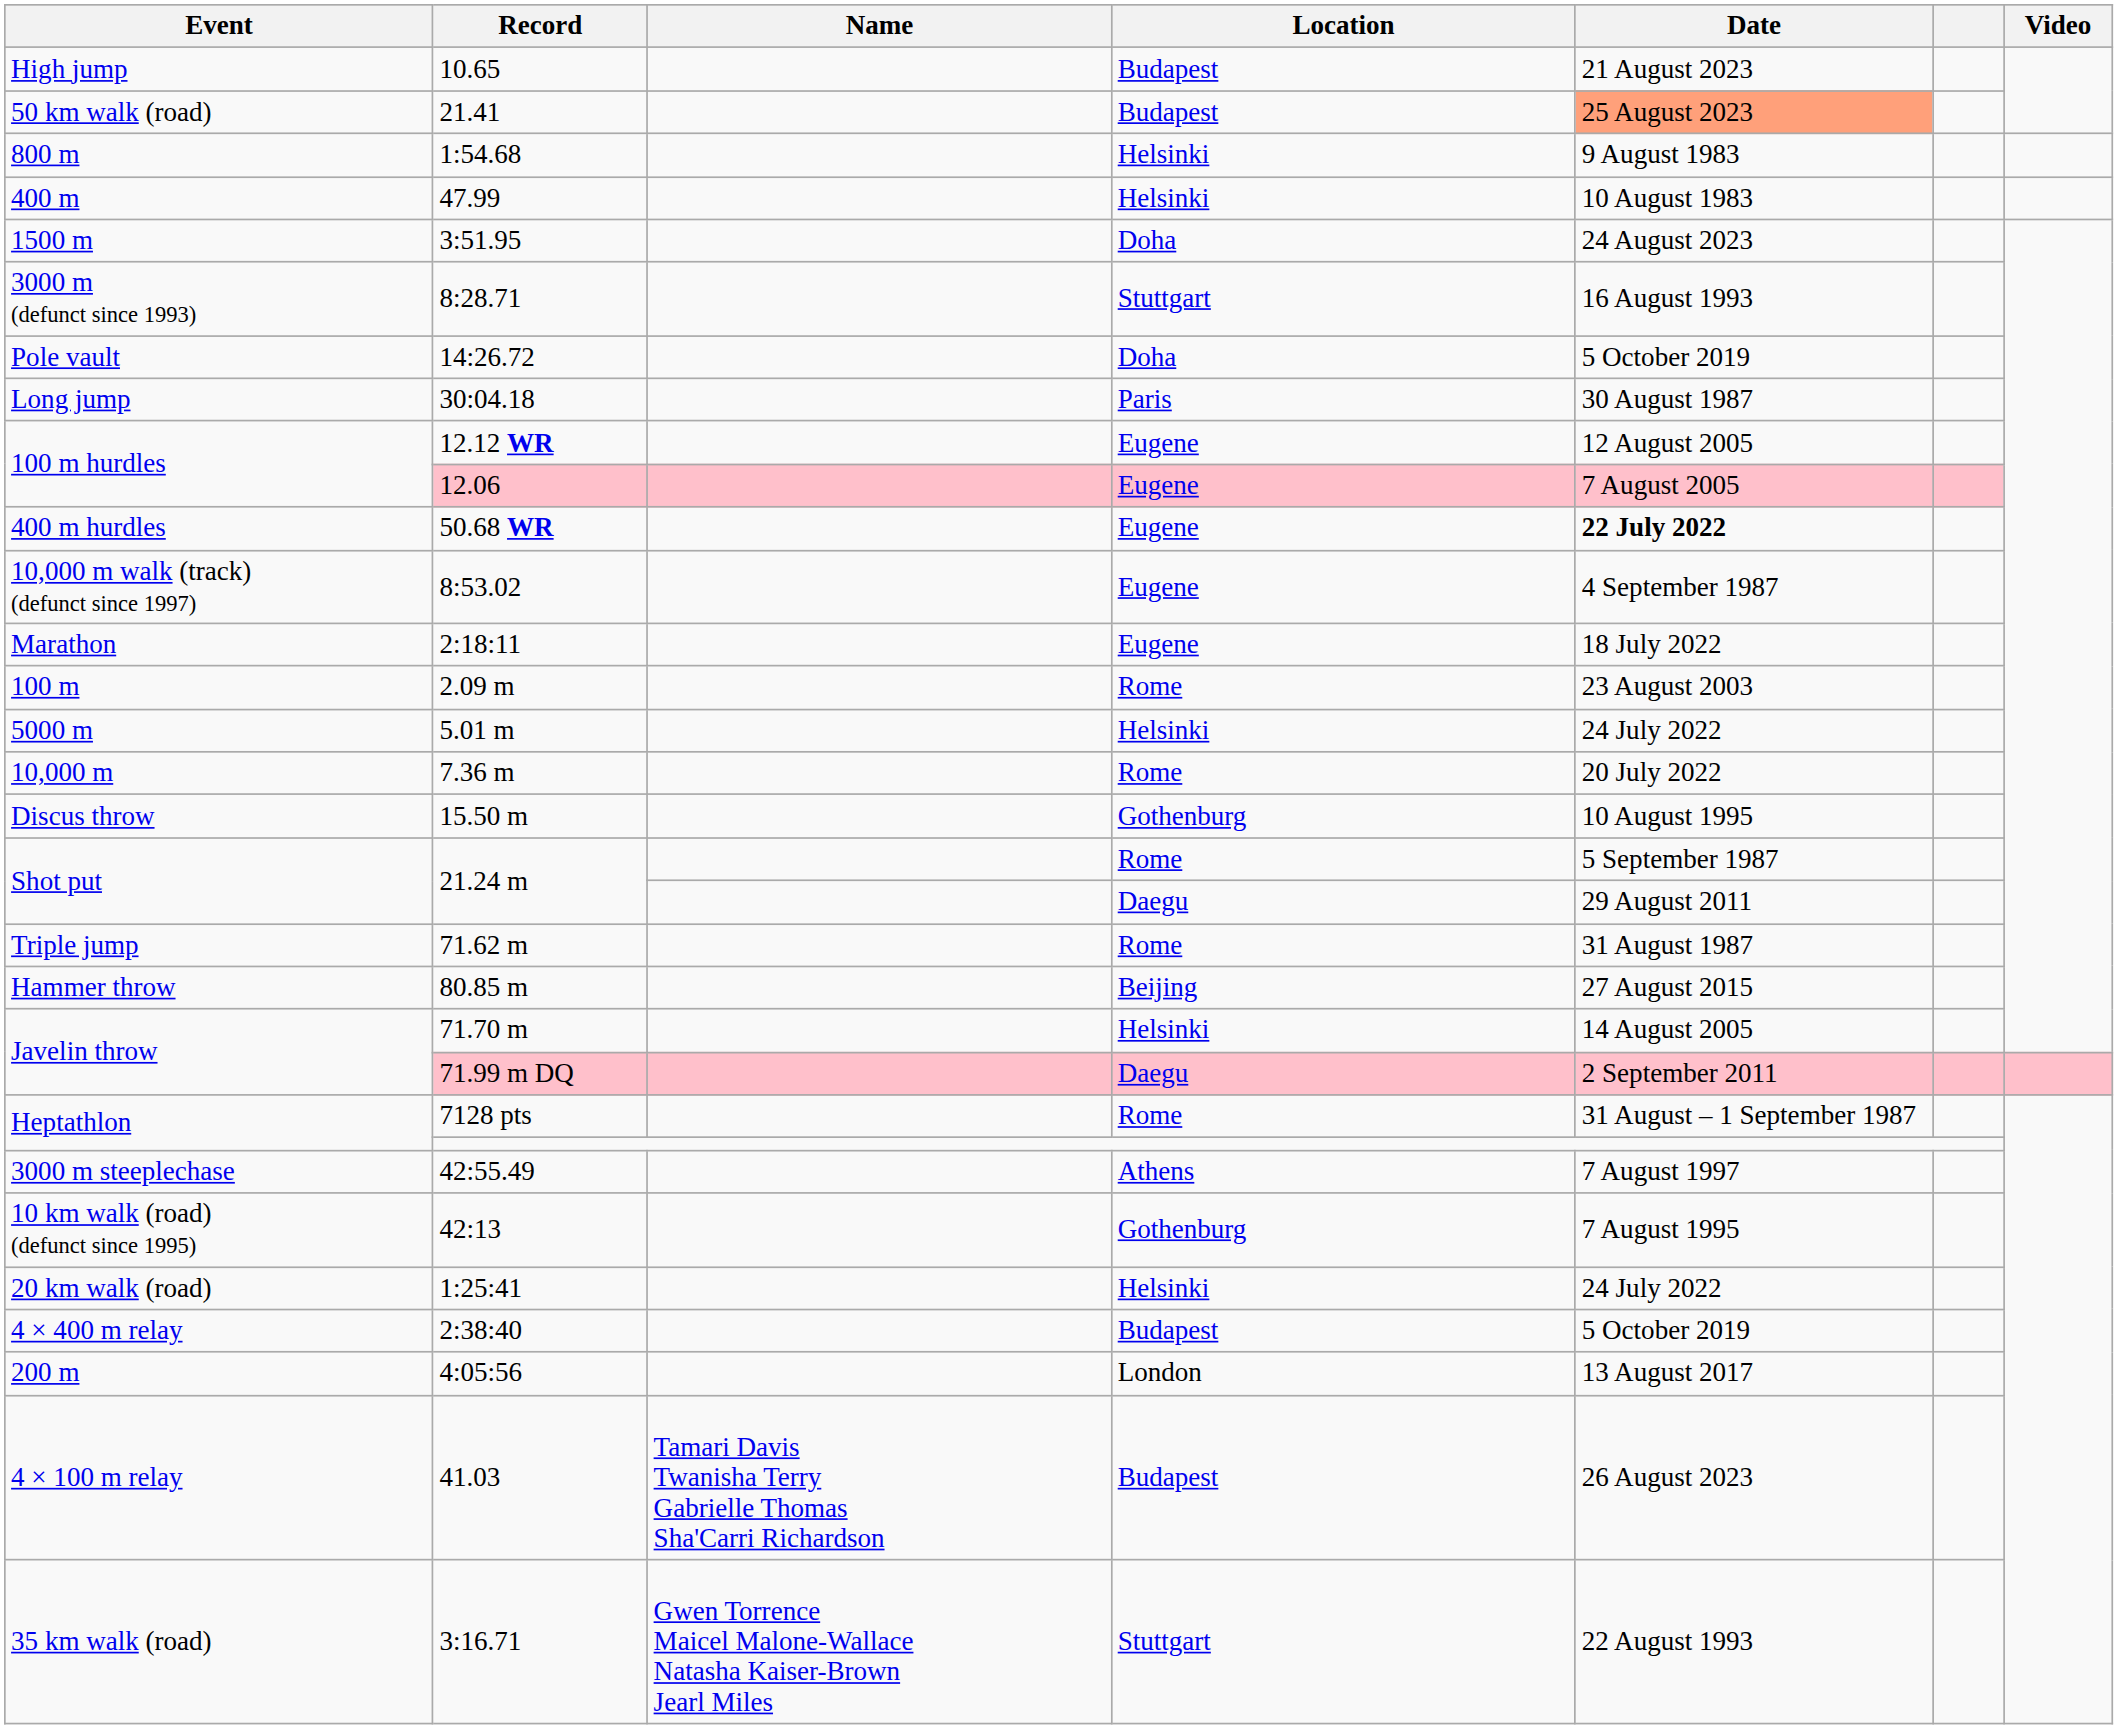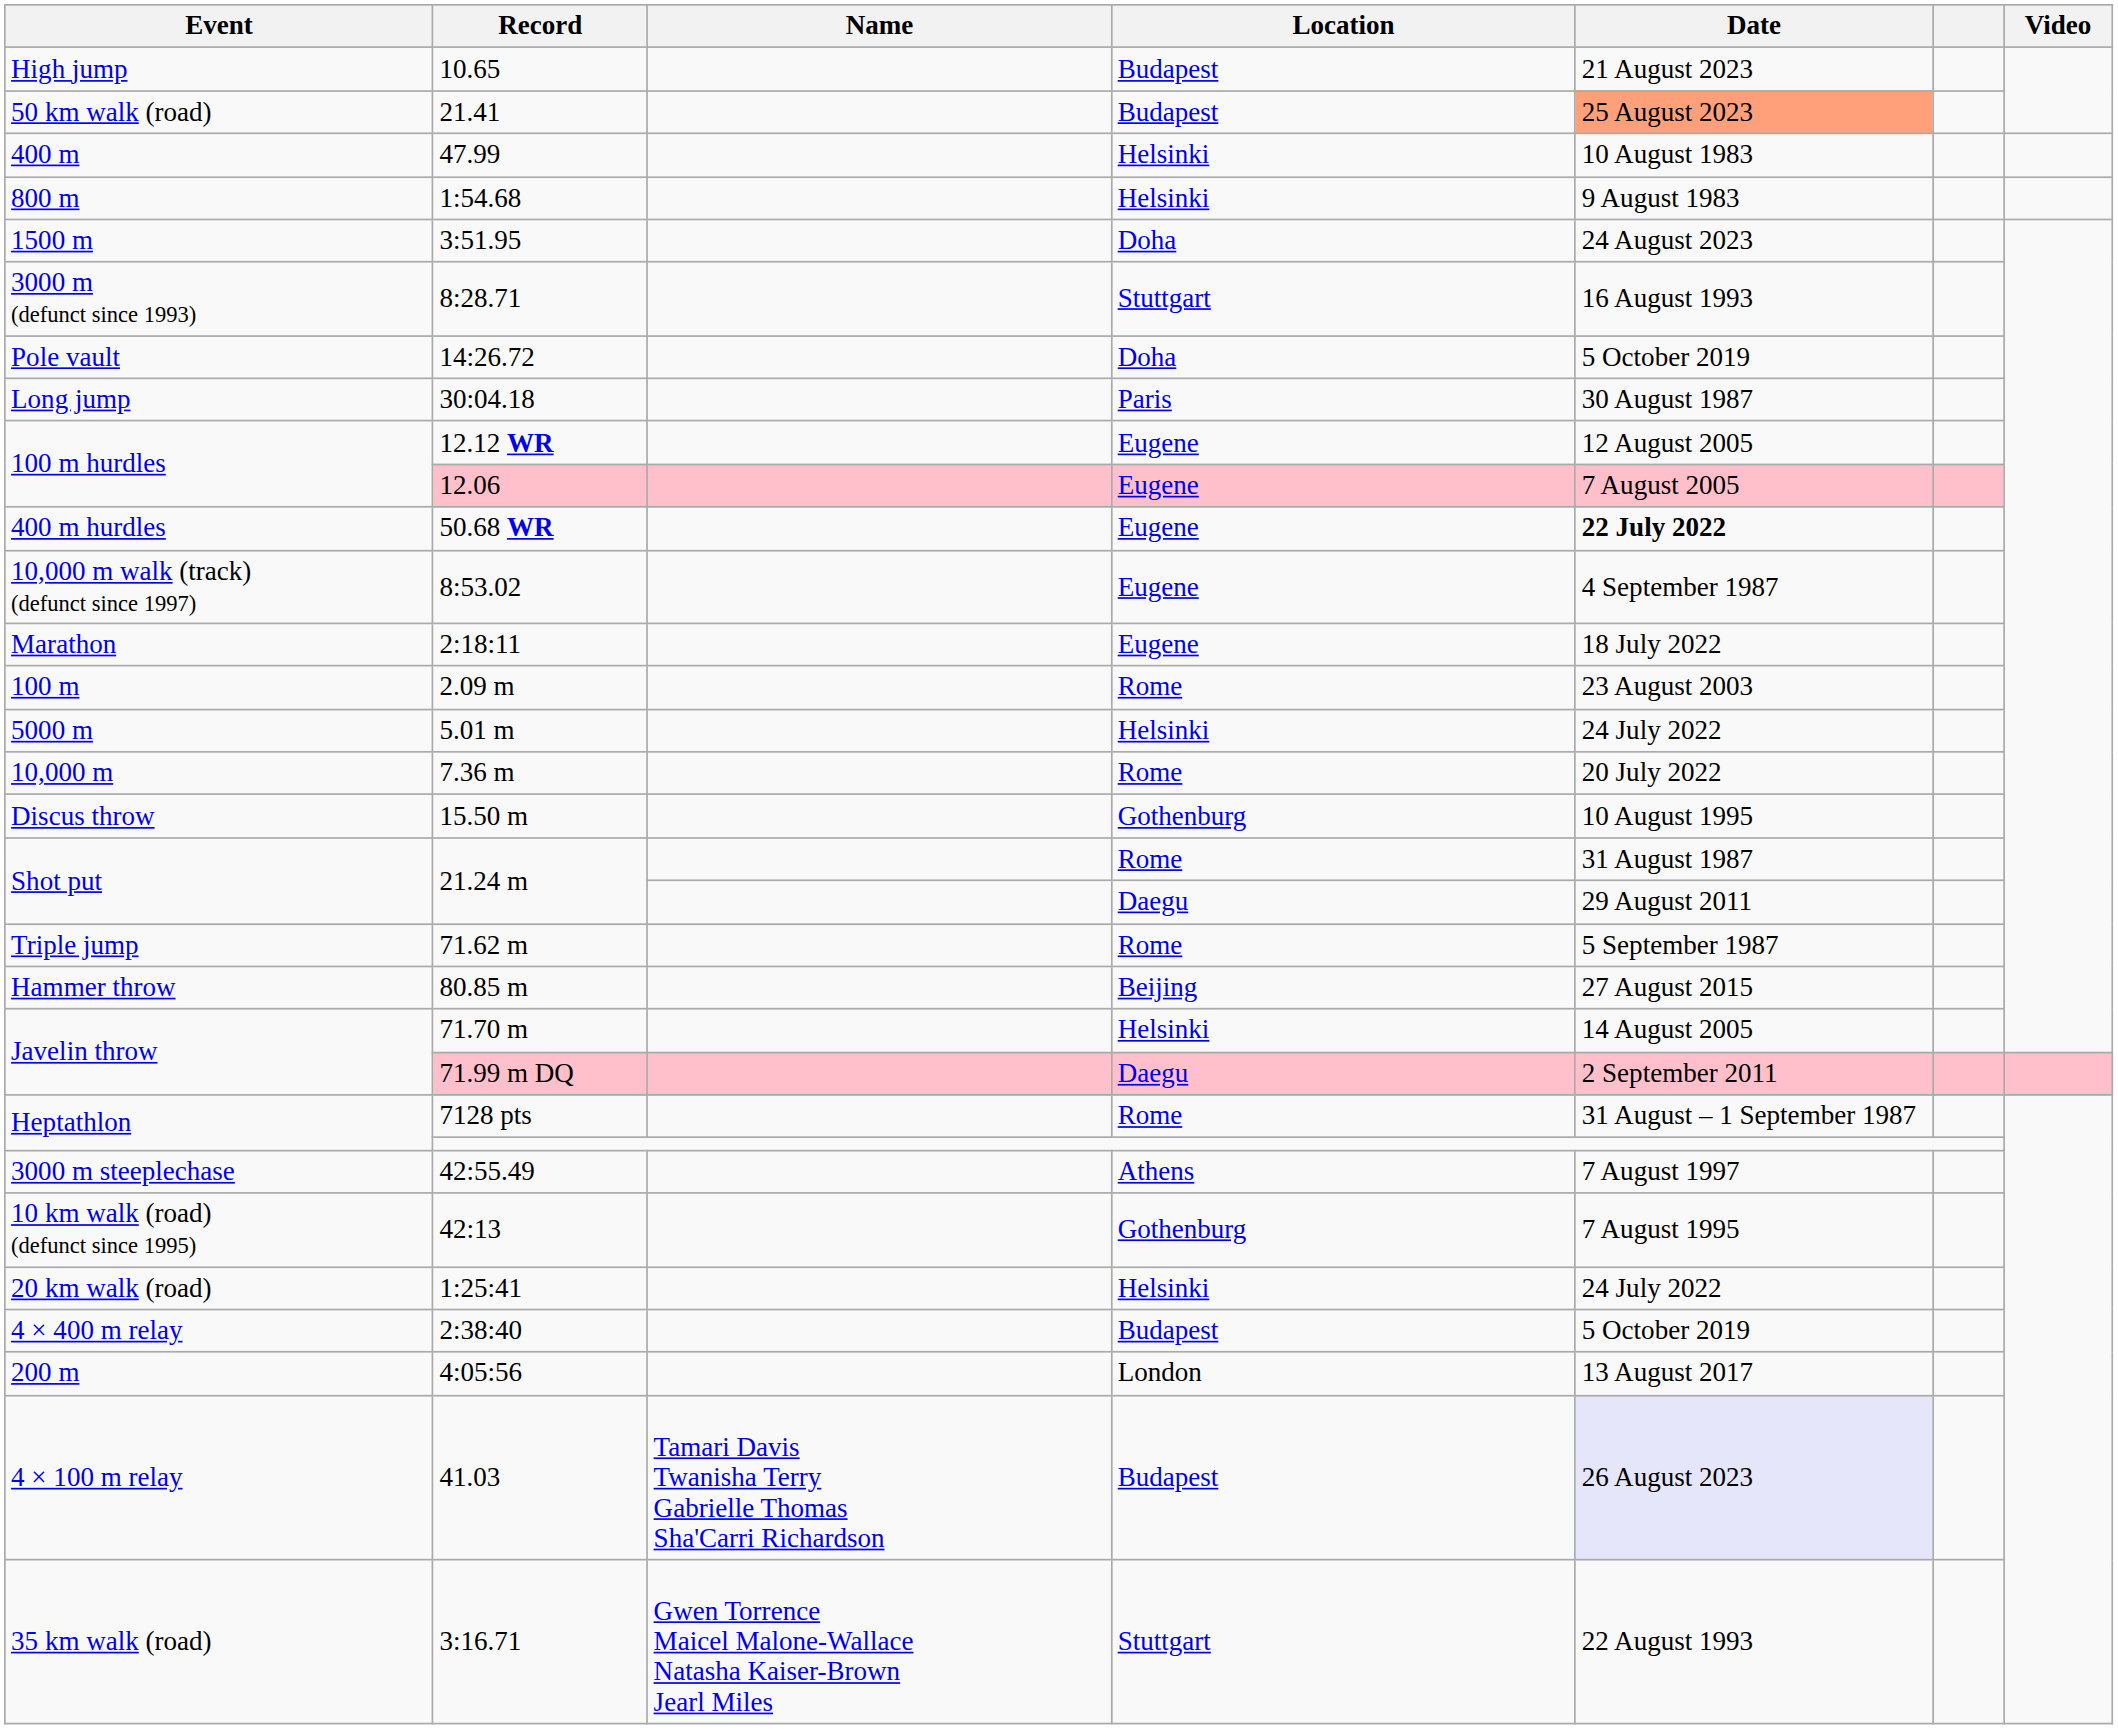rows swapped: (470, 197) <-> (480, 154)
(1680, 858) 5 September 1987 -> (1667, 858) 31 August 1987
(1667, 944) 31 August 1987 -> (1680, 944) 5 September 1987
(1667, 1477) no background -> (1667, 1477) lavender background
